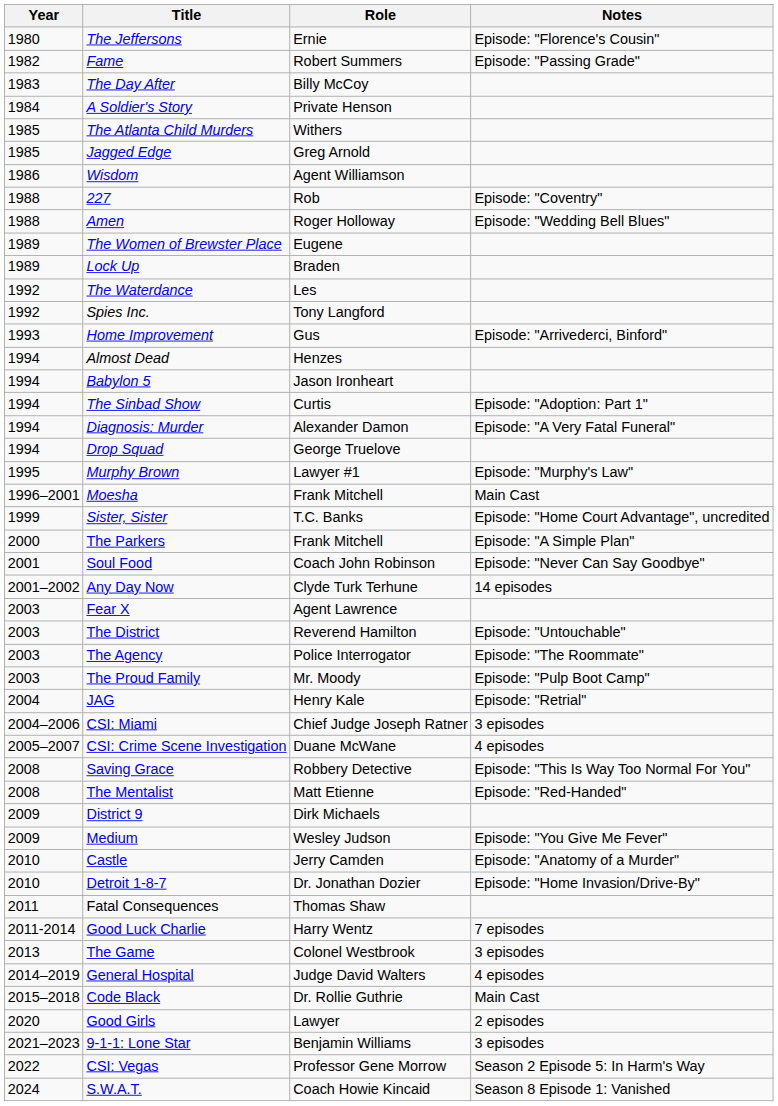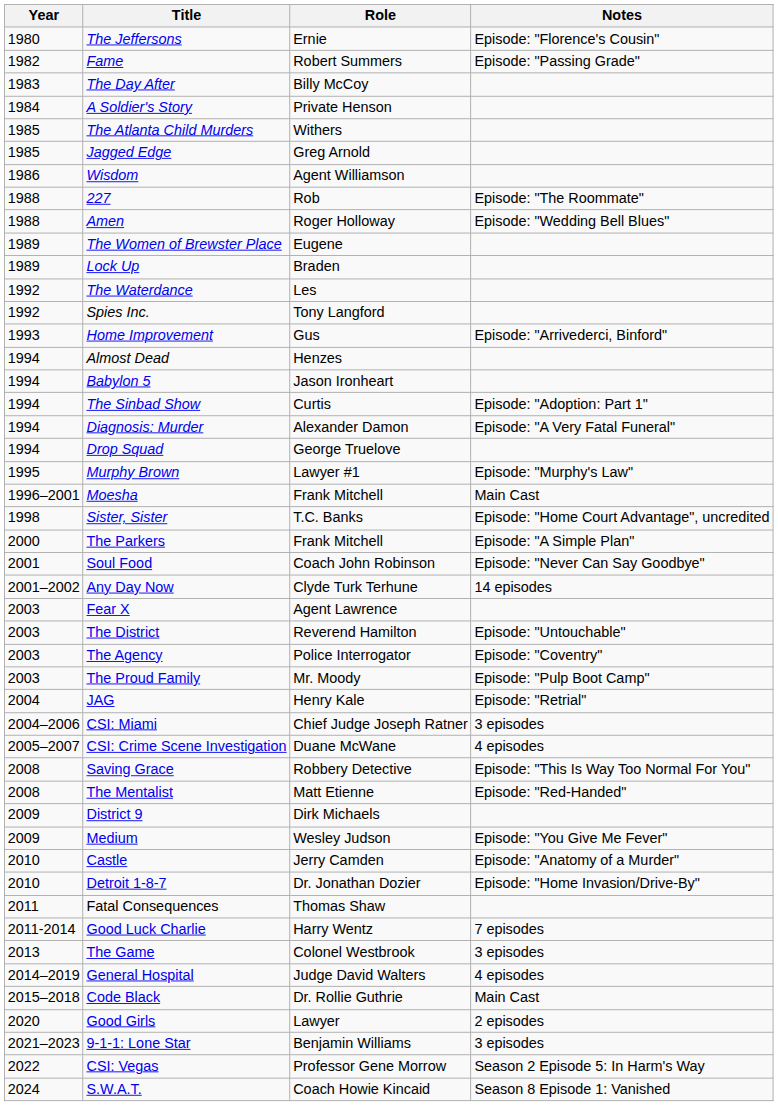(538, 198) Episode: "Coventry" -> (559, 198) Episode: "The Roommate"
(24, 518) 1999 -> (24, 518) 1998
(559, 655) Episode: "The Roommate" -> (538, 655) Episode: "Coventry"
